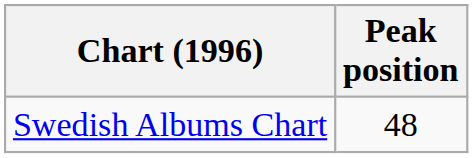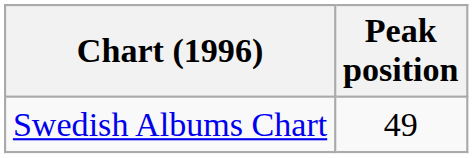(401, 123) 48 -> (401, 123) 49
